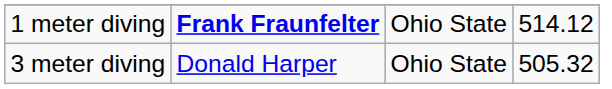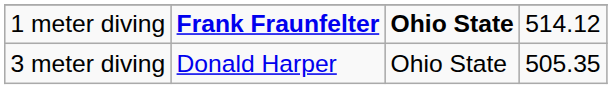(449, 24) normal -> (452, 24) bold
(556, 63) 505.32 -> (563, 63) 505.35
